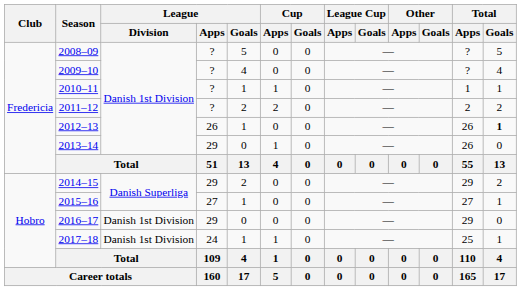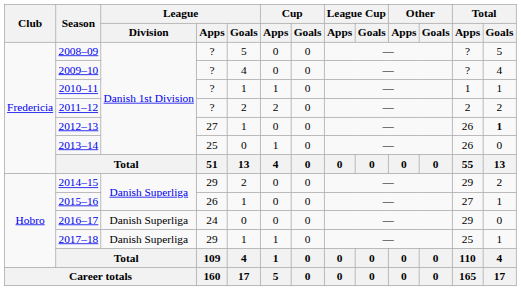(212, 126) 26 -> (212, 126) 27
(212, 145) 29 -> (212, 145) 25
(212, 201) 27 -> (212, 201) 26
(149, 220) Danish 1st Division -> (149, 220) Danish Superliga
(212, 220) 29 -> (212, 220) 24
(149, 239) Danish 1st Division -> (149, 239) Danish Superliga
(212, 239) 24 -> (212, 239) 29
